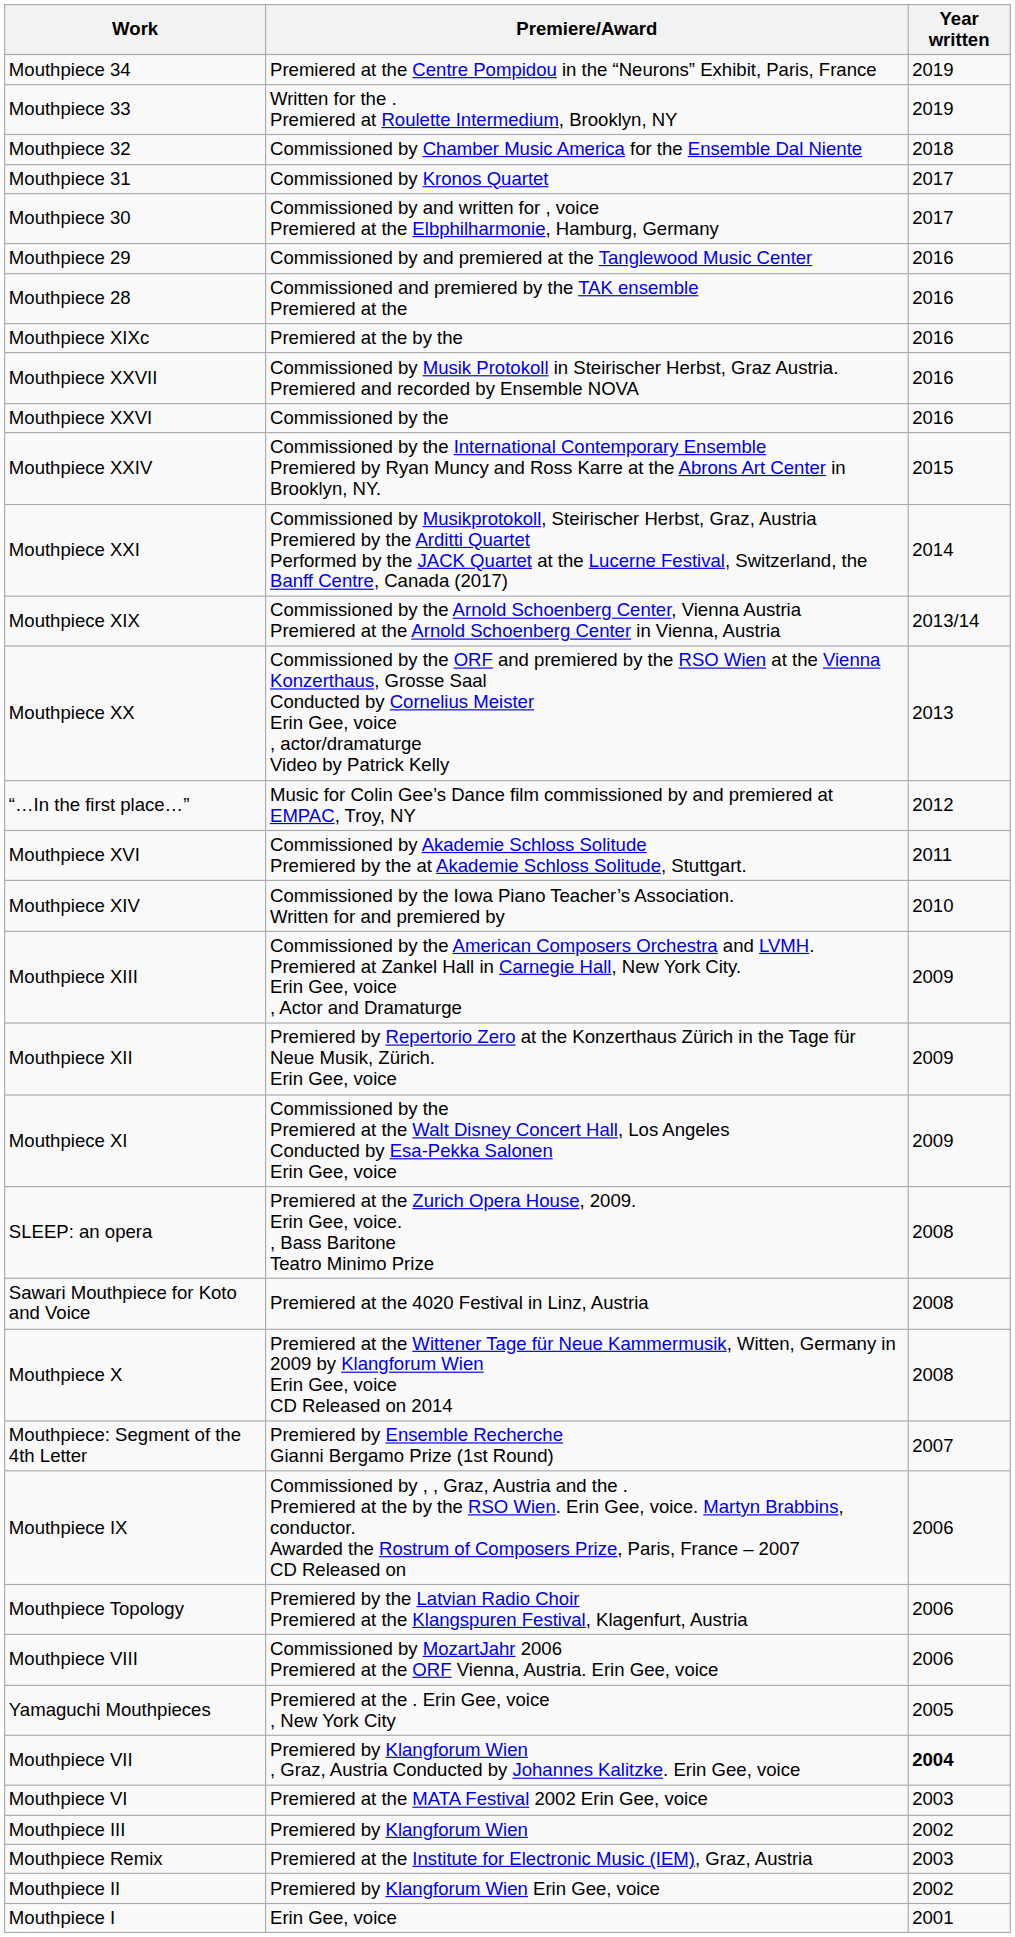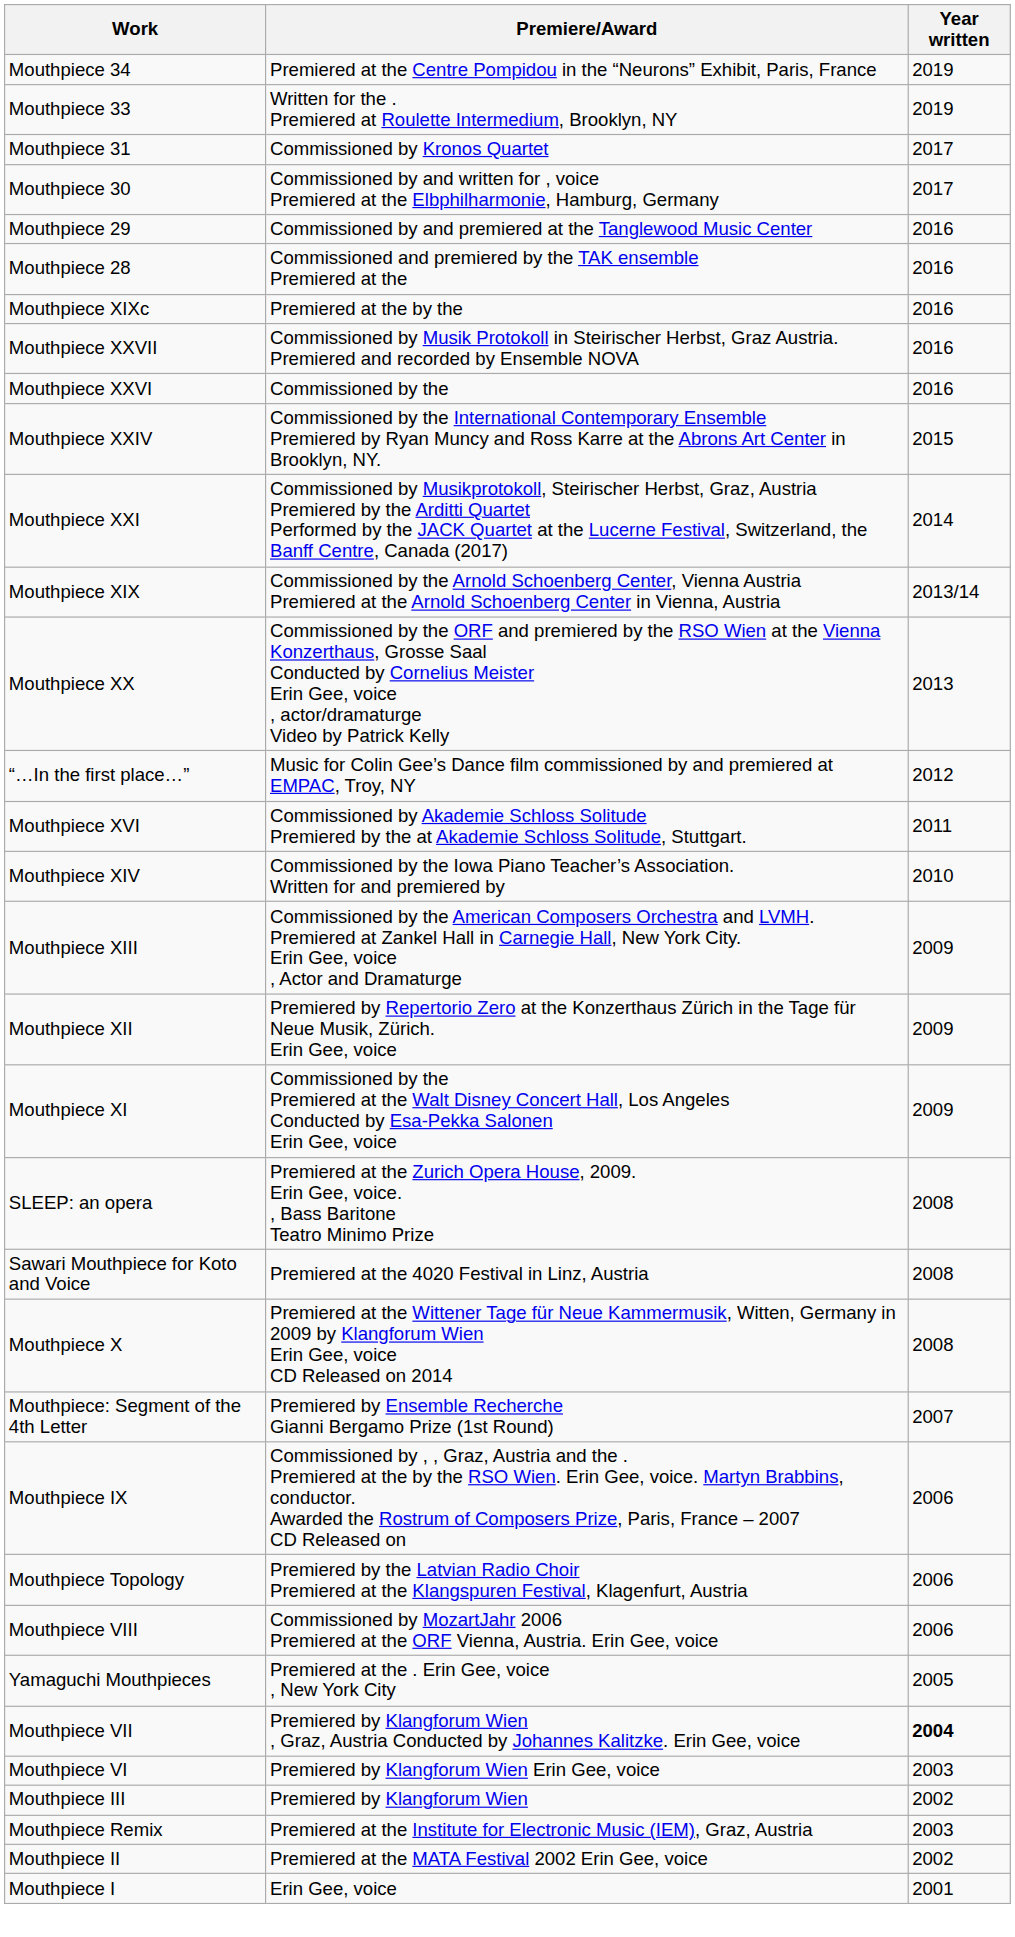- row: (70, 149)
(489, 1800) Premiered at the MATA Festival 2002 Erin Gee, voice -> (465, 1770) Premiered by Klangforum Wien Erin Gee, voice
(465, 1888) Premiered by Klangforum Wien Erin Gee, voice -> (489, 1858) Premiered at the MATA Festival 2002 Erin Gee, voice
